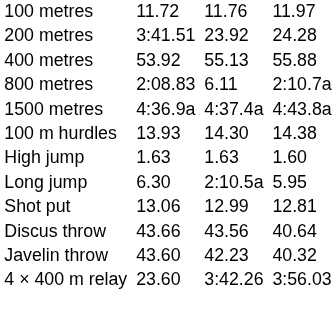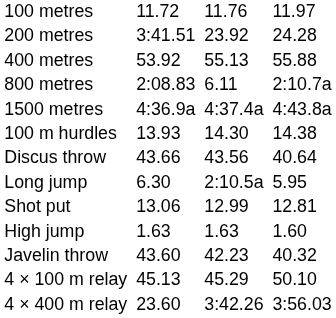rows swapped: (44, 157) <-> (55, 231)
+ row: (66, 279)
